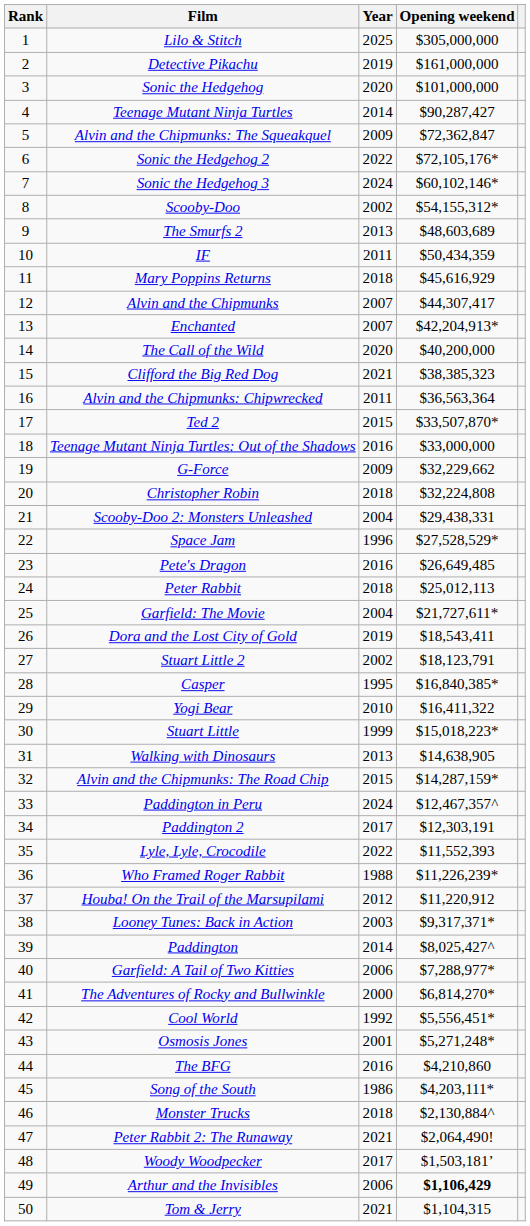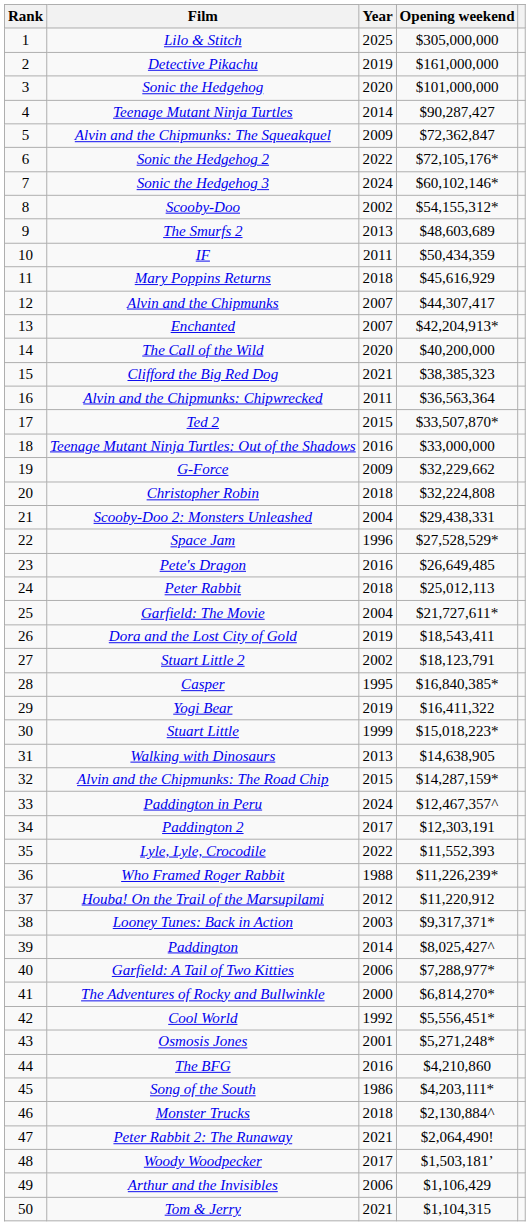(378, 708) 2010 -> (378, 708) 2019
(457, 1185) bold -> (457, 1185) normal
